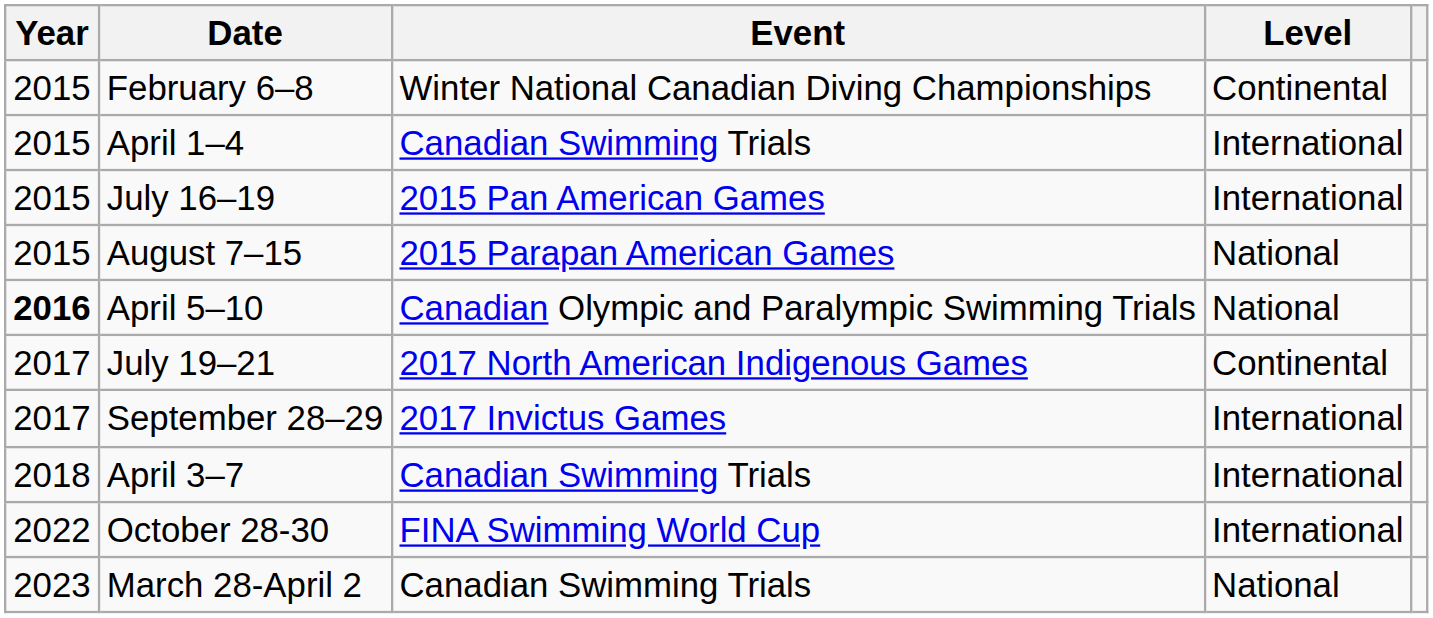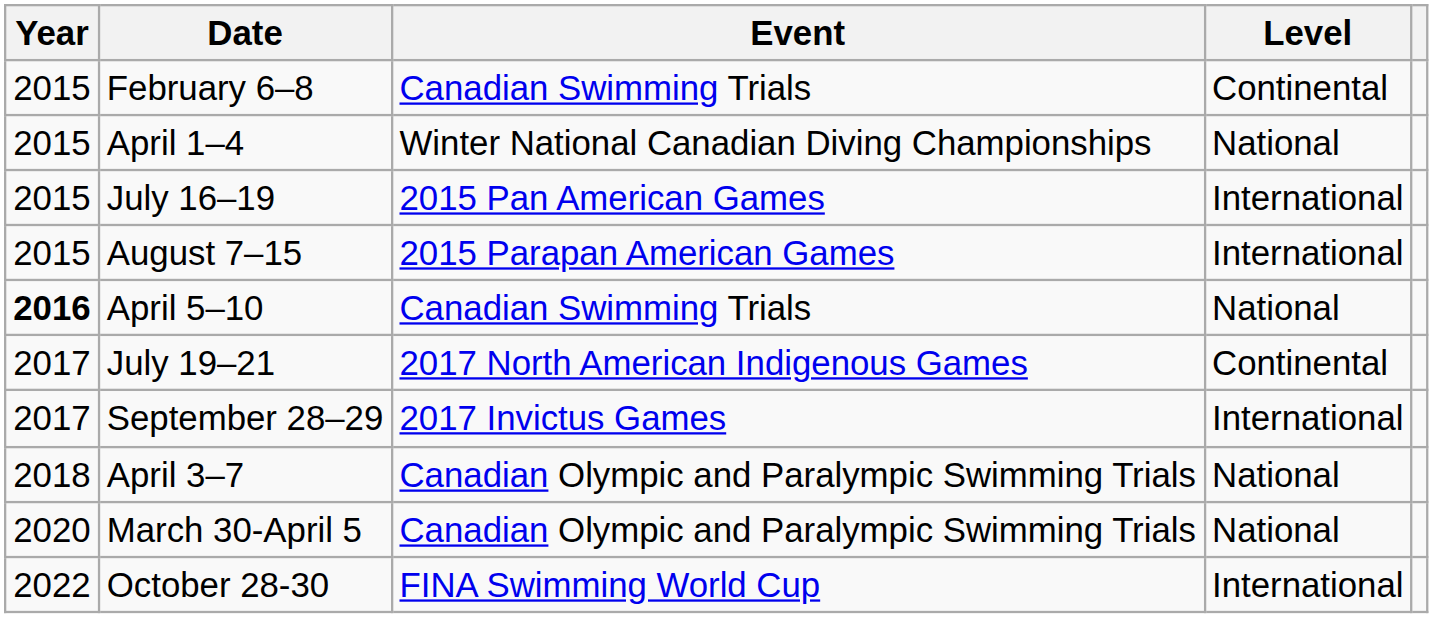(775, 88) Winter National Canadian Diving Championships -> (605, 88) Canadian Swimming Trials
(605, 143) Canadian Swimming Trials -> (775, 143) Winter National Canadian Diving Championships
(1308, 143) International -> (1276, 143) National
(1276, 253) National -> (1308, 253) International
(798, 308) Canadian Olympic and Paralympic Swimming Trials -> (605, 308) Canadian Swimming Trials
(605, 474) Canadian Swimming Trials -> (798, 474) Canadian Olympic and Paralympic Swimming Trials
(1308, 474) International -> (1276, 474) National
+ row: (234, 529)
- row: (234, 584)
